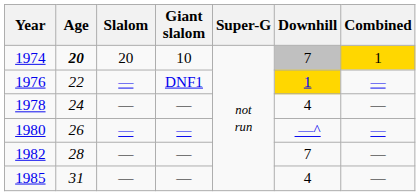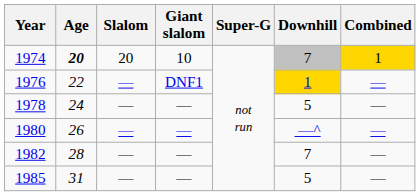(308, 105) 4 -> (308, 105) 5
(308, 178) 4 -> (308, 178) 5
